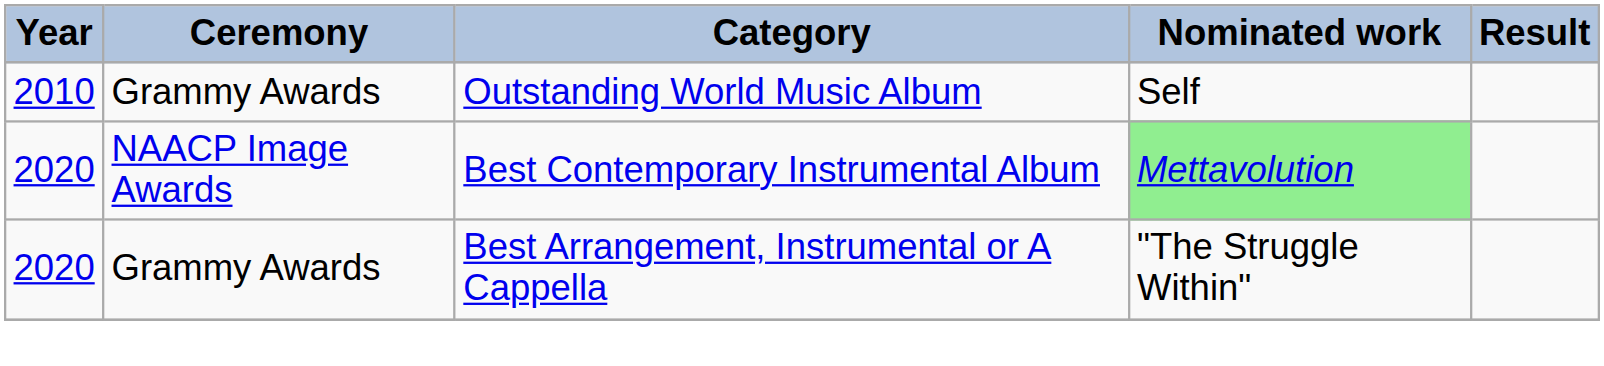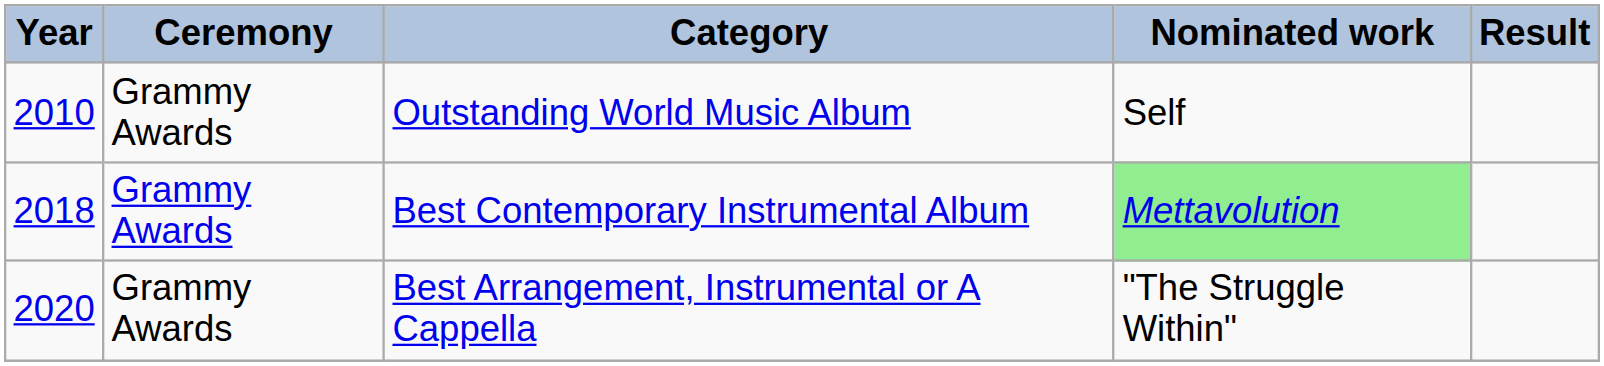(54, 169) 2020 -> (54, 210) 2018
(230, 169) NAACP Image Awards -> (181, 210) Grammy Awards
